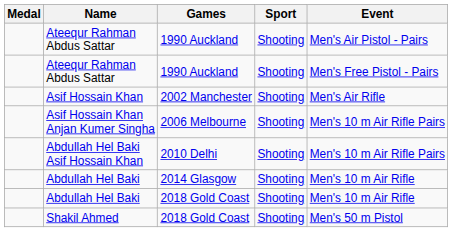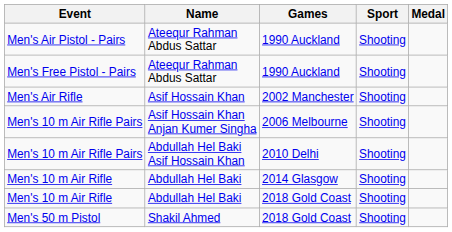columns swapped: (24, 14) <-> (377, 14)
